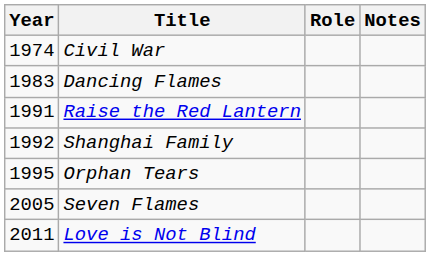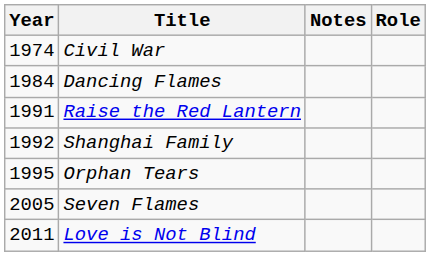columns swapped: (333, 20) <-> (392, 20)
(32, 82) 1983 -> (32, 82) 1984
